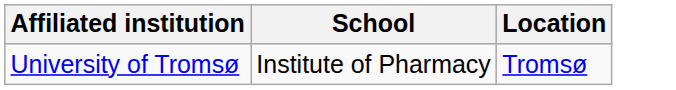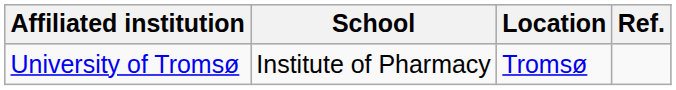+ column: (641, 24)
